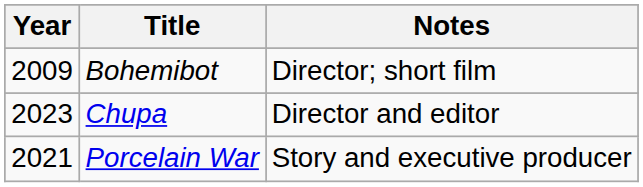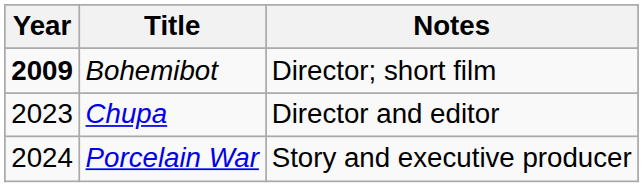(42, 70) normal -> (42, 70) bold
(42, 158) 2021 -> (42, 158) 2024
